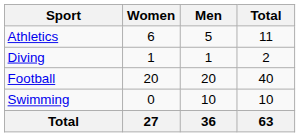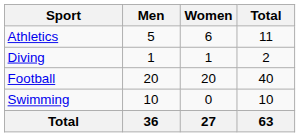columns swapped: (208, 15) <-> (151, 15)
